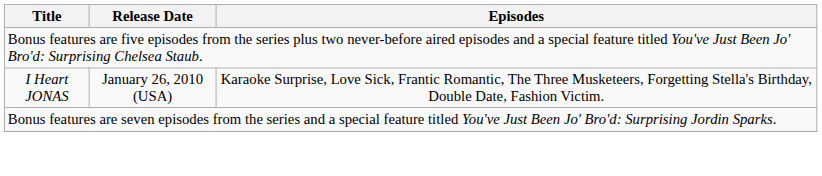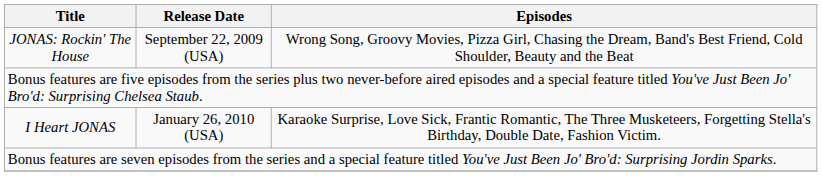+ row: (70, 47)
